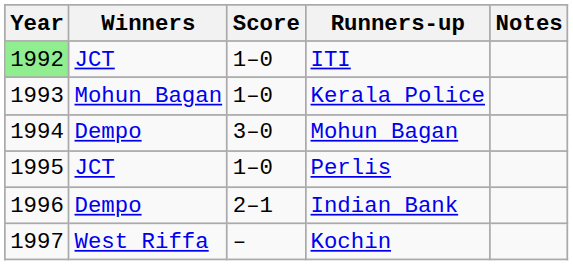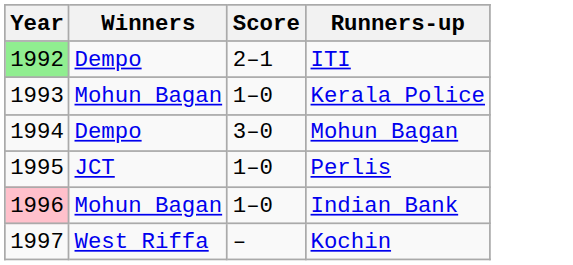- column: (529, 23)
(95, 60) JCT -> (108, 60) Dempo
(253, 60) 1–0 -> (253, 60) 2–1
(37, 205) no background -> (37, 205) pink background
(108, 205) Dempo -> (148, 205) Mohun Bagan
(253, 205) 2–1 -> (253, 205) 1–0
